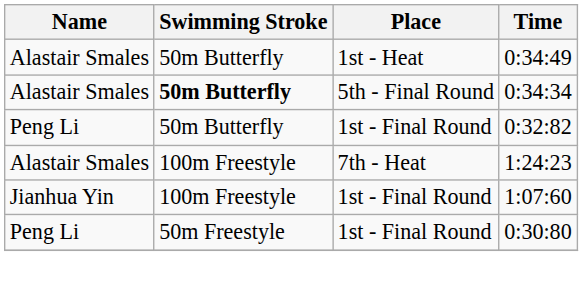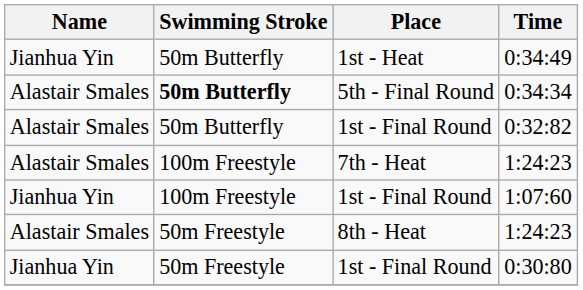(79, 57) Alastair Smales -> (62, 57) Jianhua Yin
(44, 127) Peng Li -> (79, 127) Alastair Smales
+ row: (382, 232)
(44, 232) Peng Li -> (62, 267) Jianhua Yin
